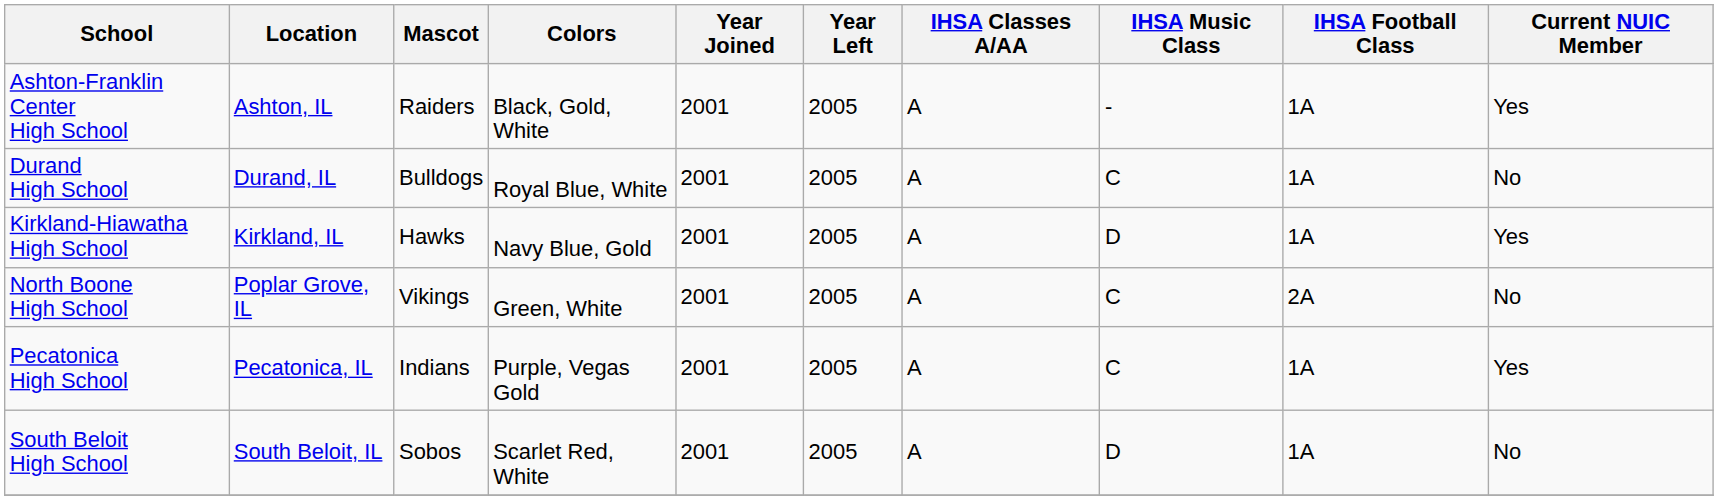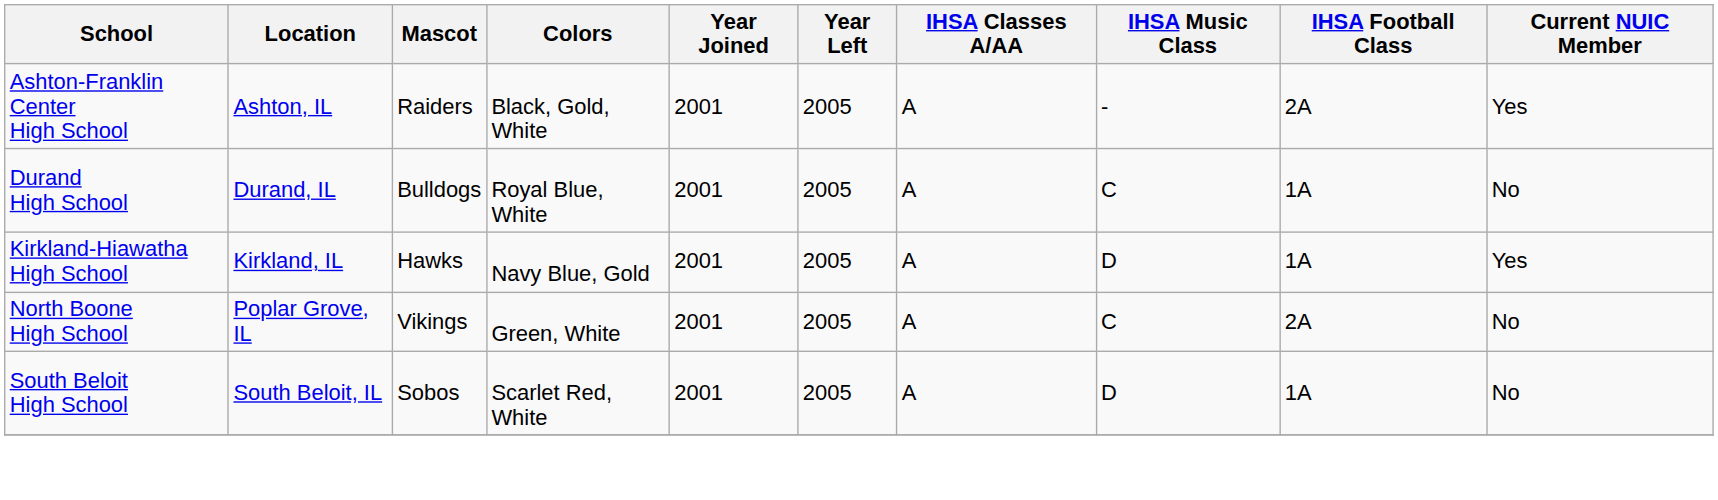(1301, 105) 1A -> (1298, 105) 2A
- row: (69, 368)
